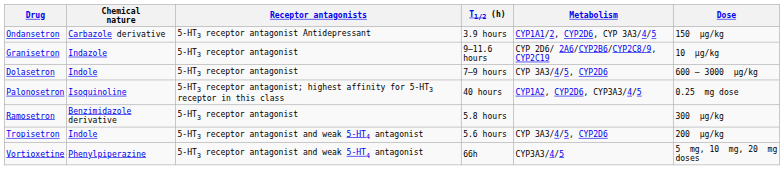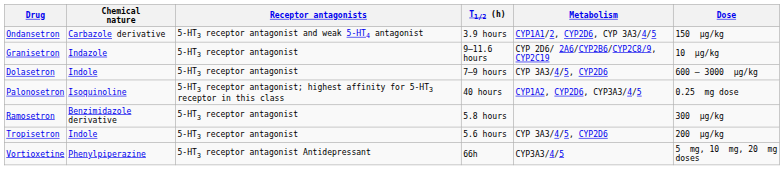(274, 34) 5-HT3 receptor antagonist Antidepressant -> (300, 34) 5-HT3 receptor antagonist and weak 5-HT4 antagonist
(300, 135) 5-HT3 receptor antagonist and weak 5-HT4 antagonist -> (238, 135) 5-HT3 receptor antagonist
(300, 154) 5-HT3 receptor antagonist and weak 5-HT4 antagonist -> (274, 154) 5-HT3 receptor antagonist Antidepressant
